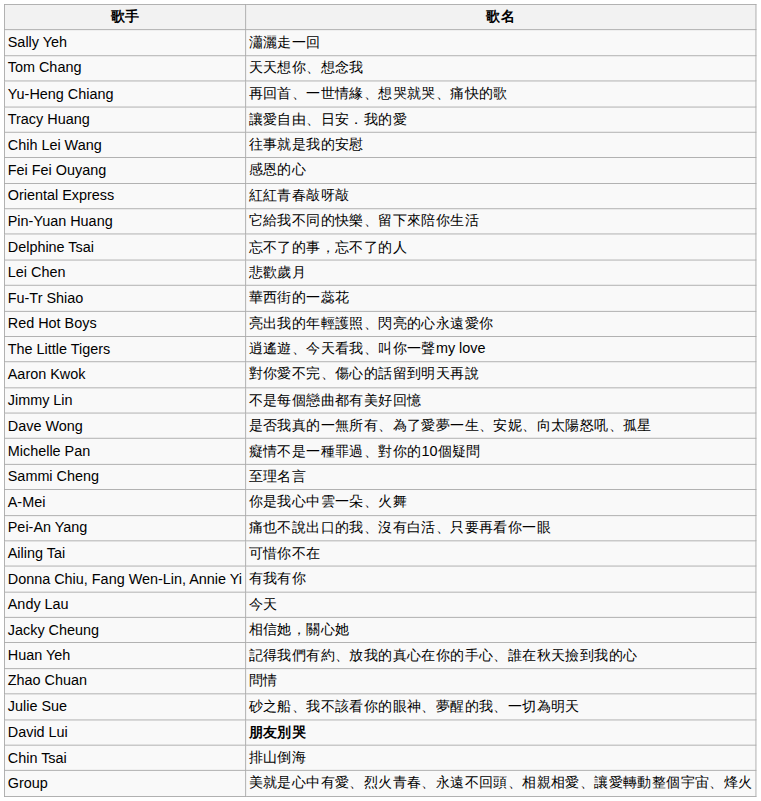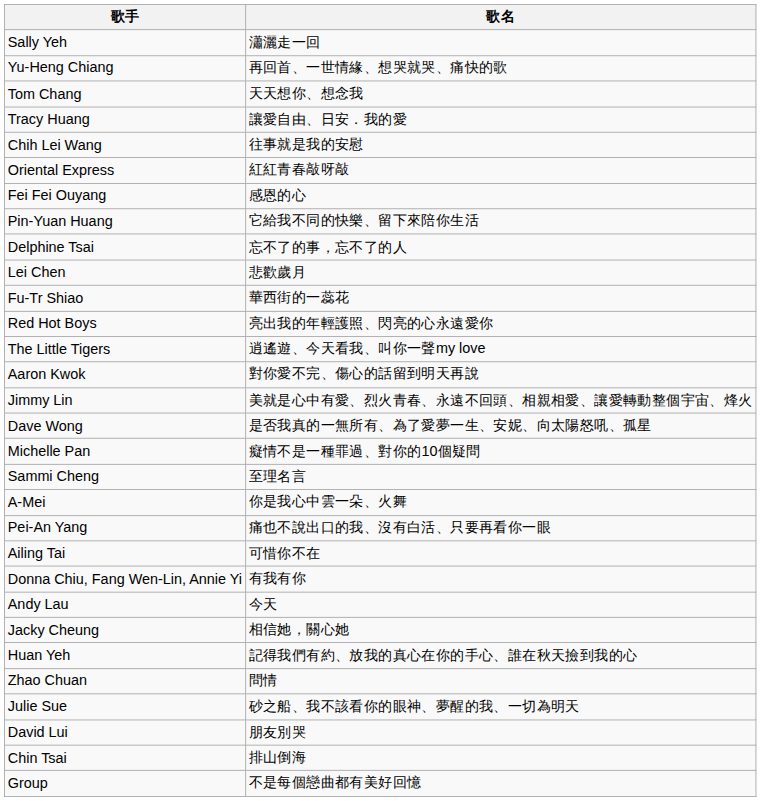rows swapped: (61, 93) <-> (45, 68)
rows swapped: (57, 170) <-> (61, 196)
(335, 399) 不是每個戀曲都有美好回憶 -> (501, 399) 美就是心中有愛、烈火青春、永遠不回頭、相親相愛、讓愛轉動整個宇宙、烽火
(277, 731) bold -> (277, 731) normal
(501, 782) 美就是心中有愛、烈火青春、永遠不回頭、相親相愛、讓愛轉動整個宇宙、烽火 -> (335, 782) 不是每個戀曲都有美好回憶
